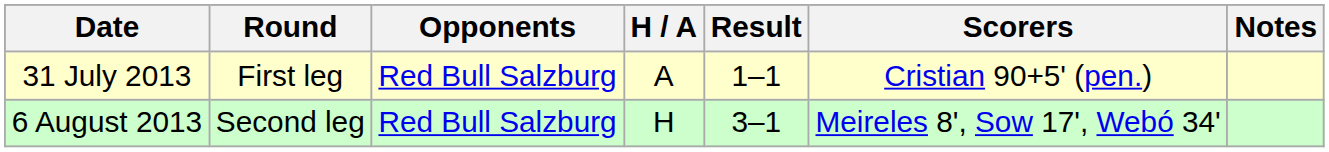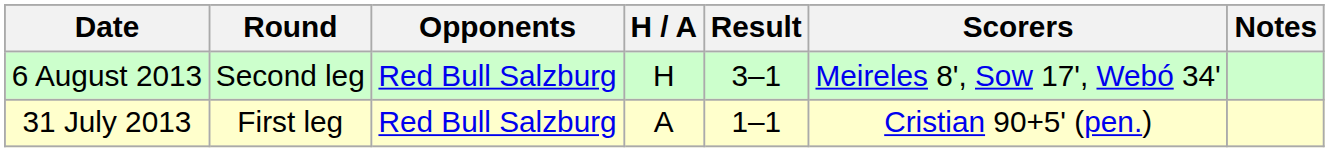rows swapped: (107, 75) <-> (107, 122)
